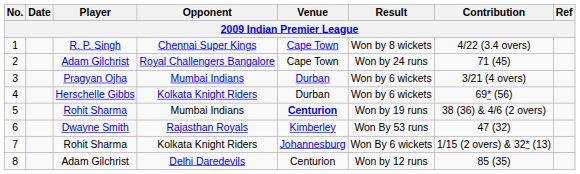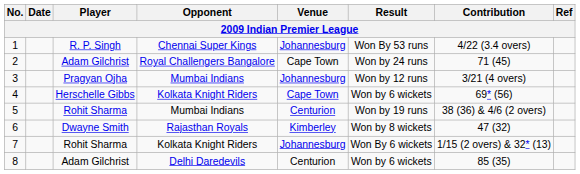(313, 45) Cape Town -> (313, 45) Johannesburg
(391, 45) Won by 8 wickets -> (391, 45) Won By 53 runs
(313, 78) Durban -> (313, 78) Johannesburg
(391, 78) Won by 6 wickets -> (391, 78) Won by 12 runs
(313, 95) Durban -> (313, 95) Cape Town
(313, 111) bold -> (313, 111) normal
(391, 128) Won By 53 runs -> (391, 128) Won by 8 wickets
(391, 161) Won by 12 runs -> (391, 161) Won by 6 wickets
